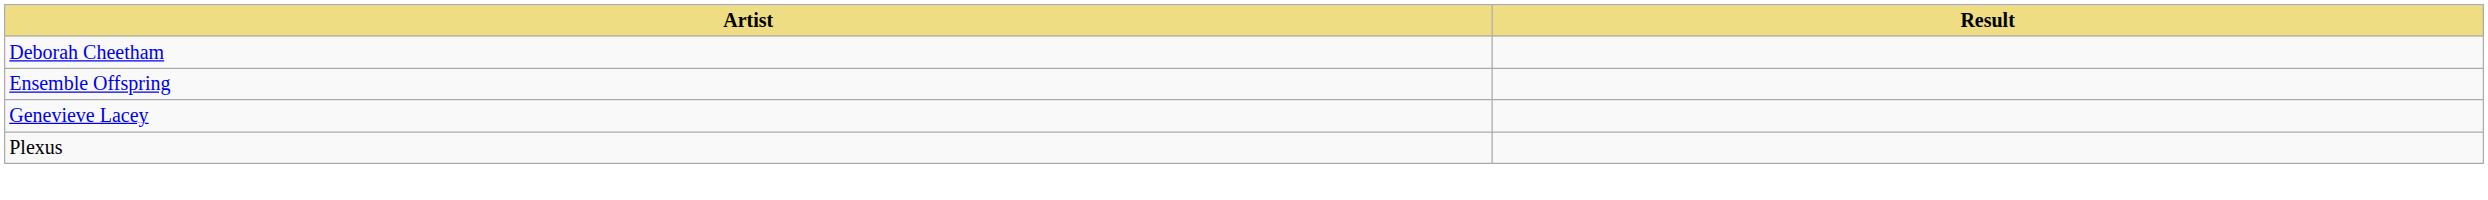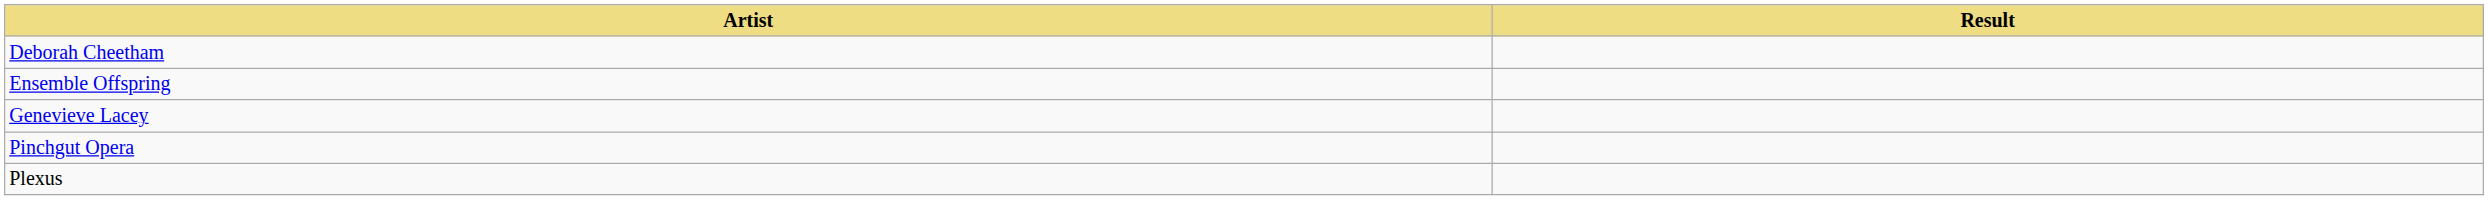+ row: (72, 147)
